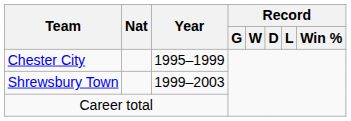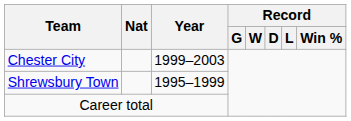(189, 60) 1995–1999 -> (189, 60) 1999–2003
(189, 82) 1999–2003 -> (189, 82) 1995–1999
